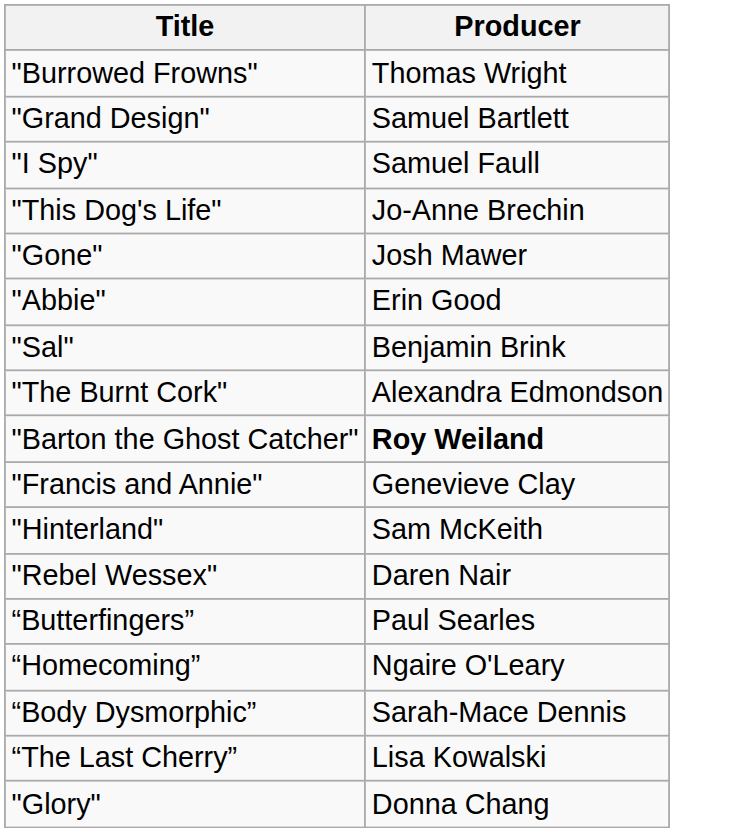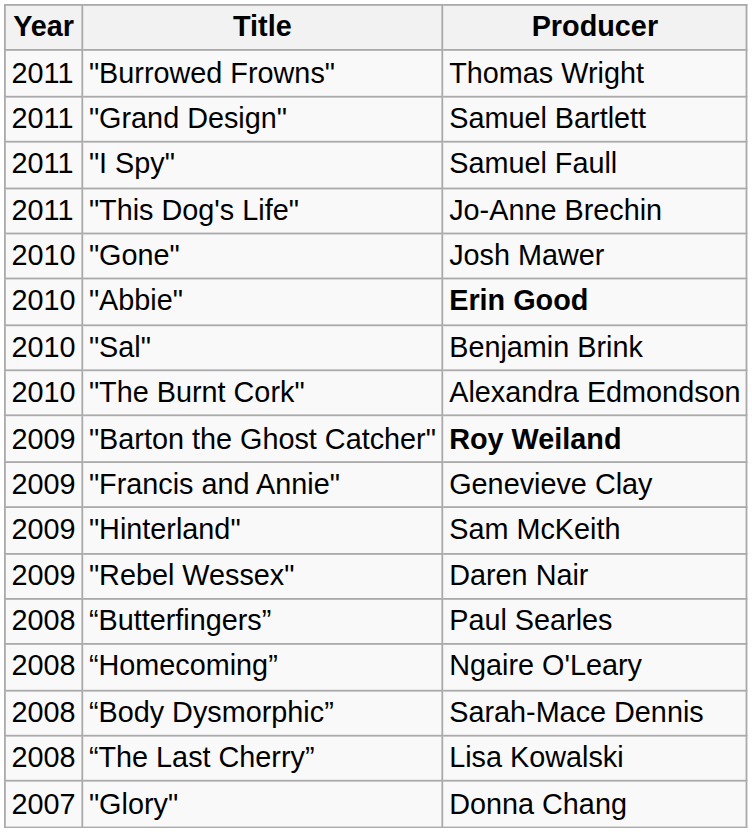+ column: (44, 27)
(437, 301) normal -> (519, 301) bold
